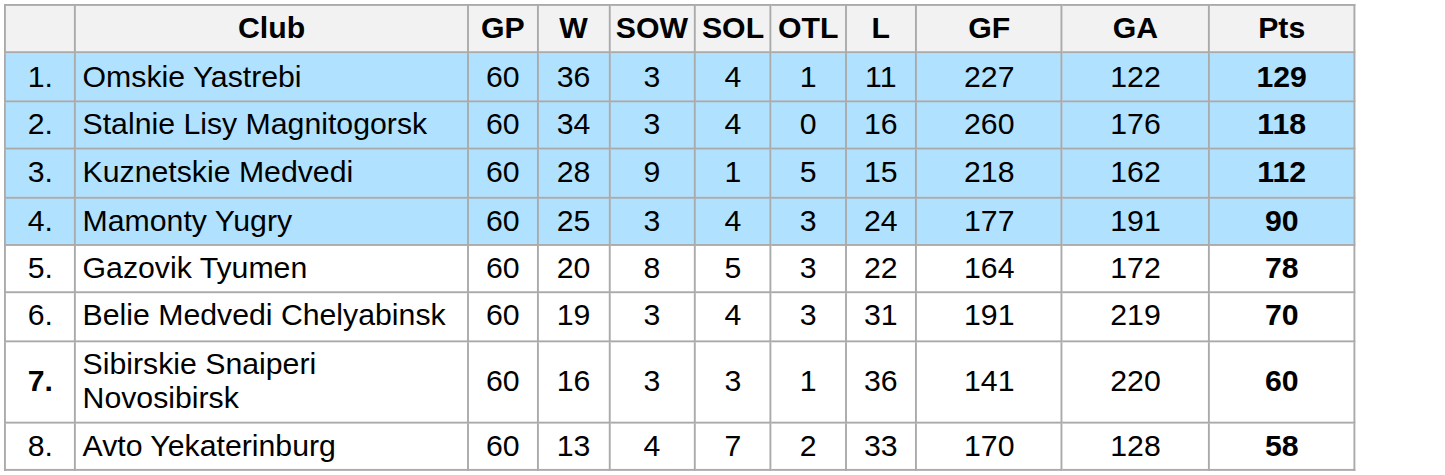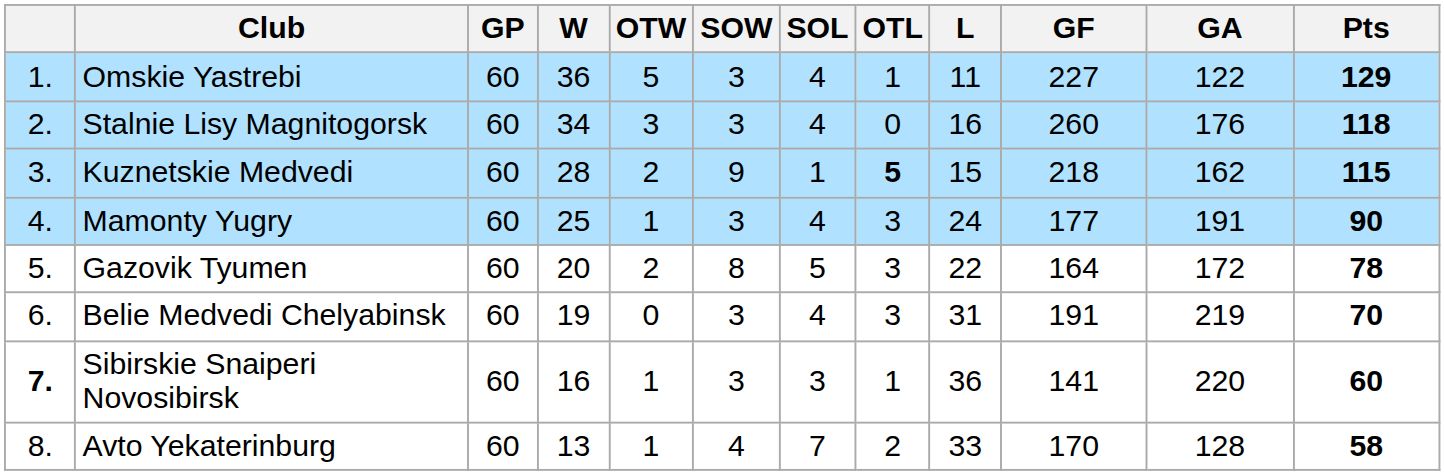+ column: (651, 28)
(808, 172) normal -> (893, 172) bold
(1282, 172) 112 -> (1366, 172) 115
